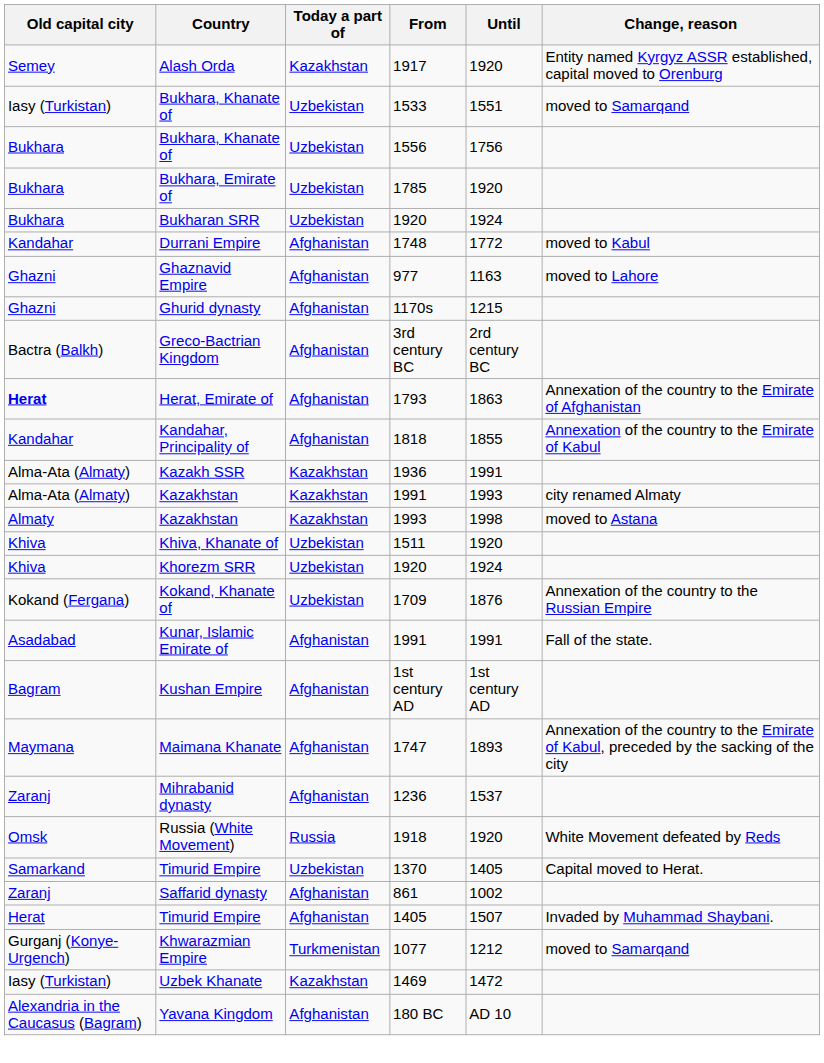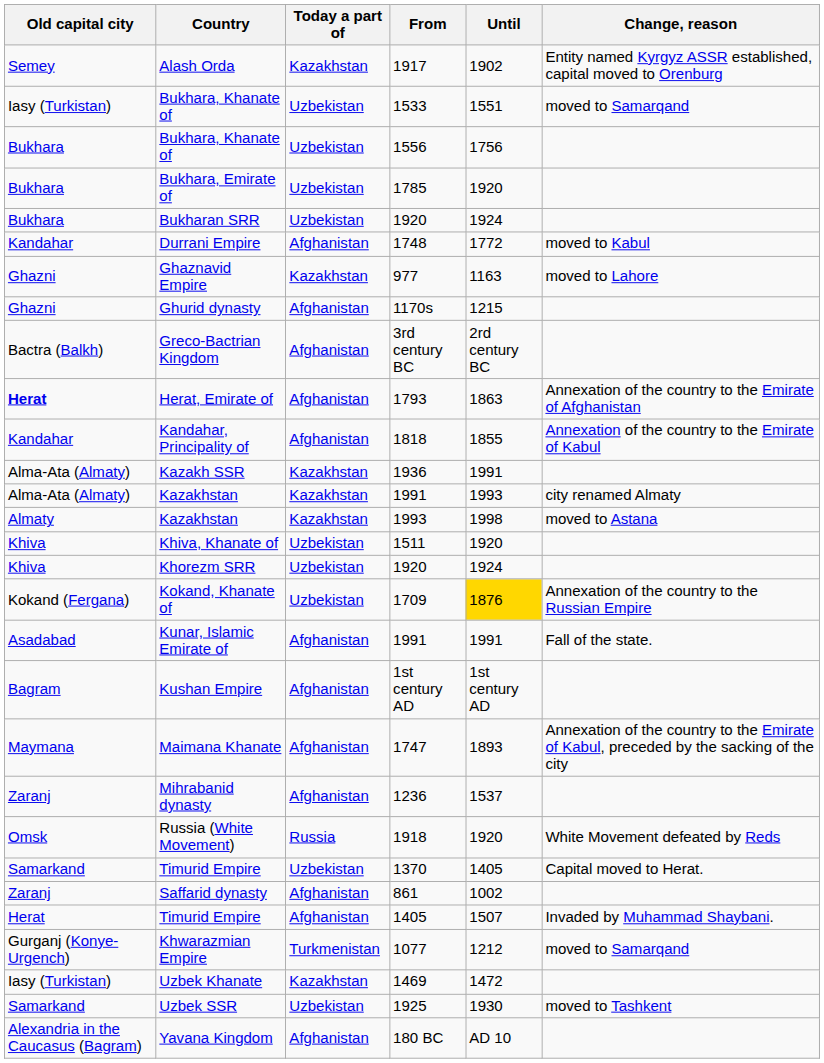(486, 65) 1920 -> (486, 65) 1902
(329, 276) Afghanistan -> (329, 276) Kazakhstan
(486, 599) no background -> (486, 599) gold background
+ row: (198, 1005)
